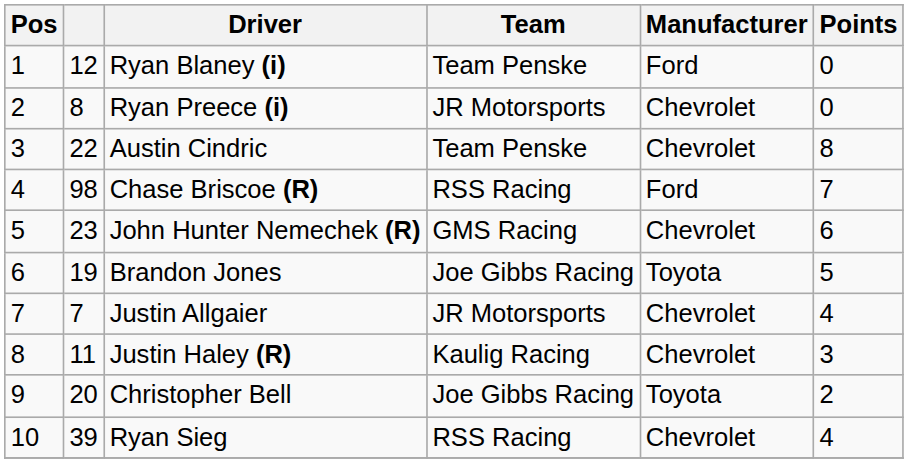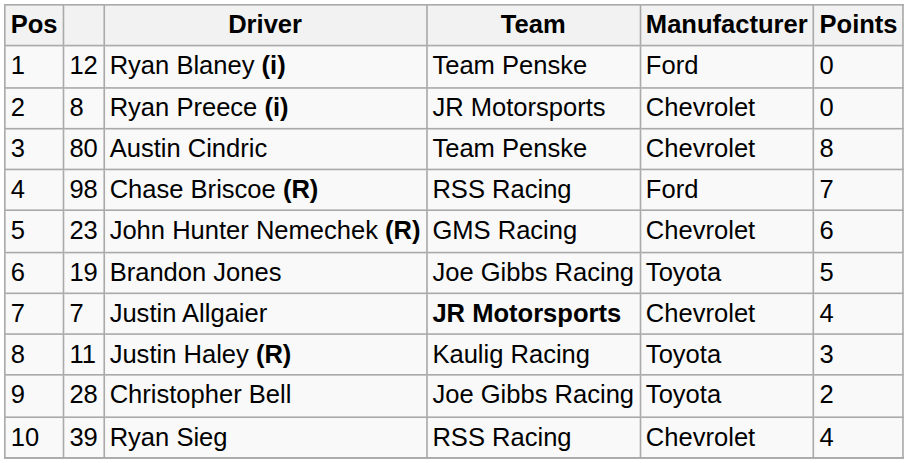(84, 148) 22 -> (84, 148) 80
(519, 312) normal -> (527, 312) bold
(701, 354) Chevrolet -> (684, 354) Toyota
(84, 395) 20 -> (84, 395) 28
